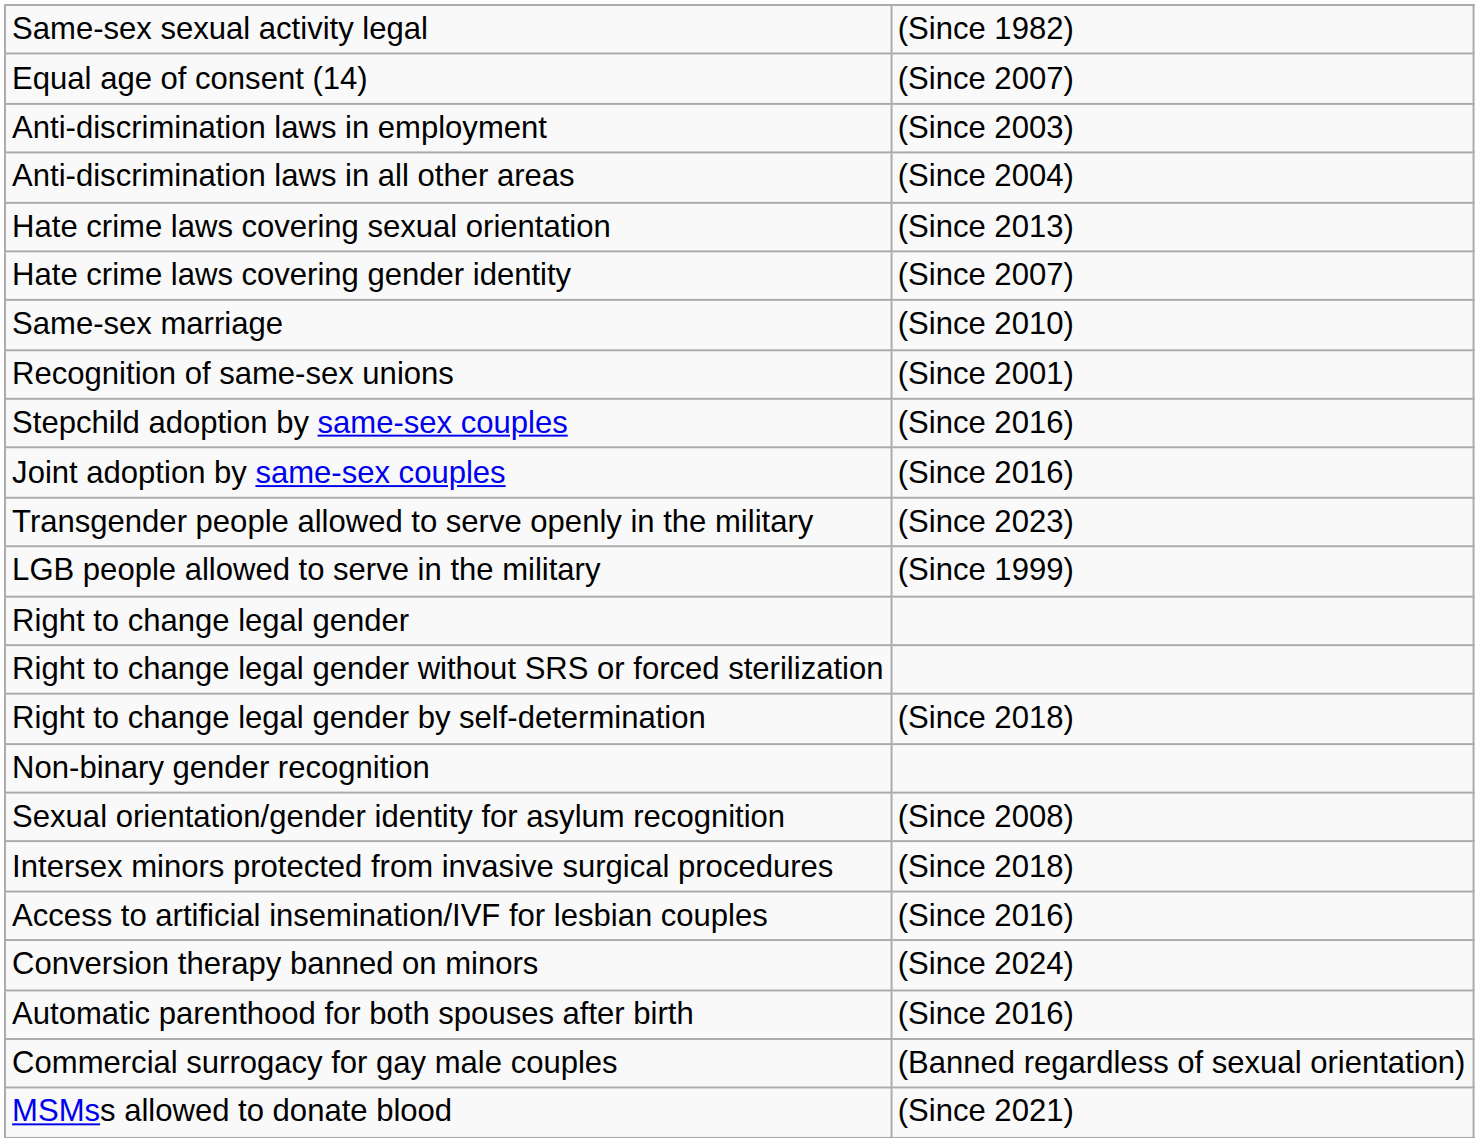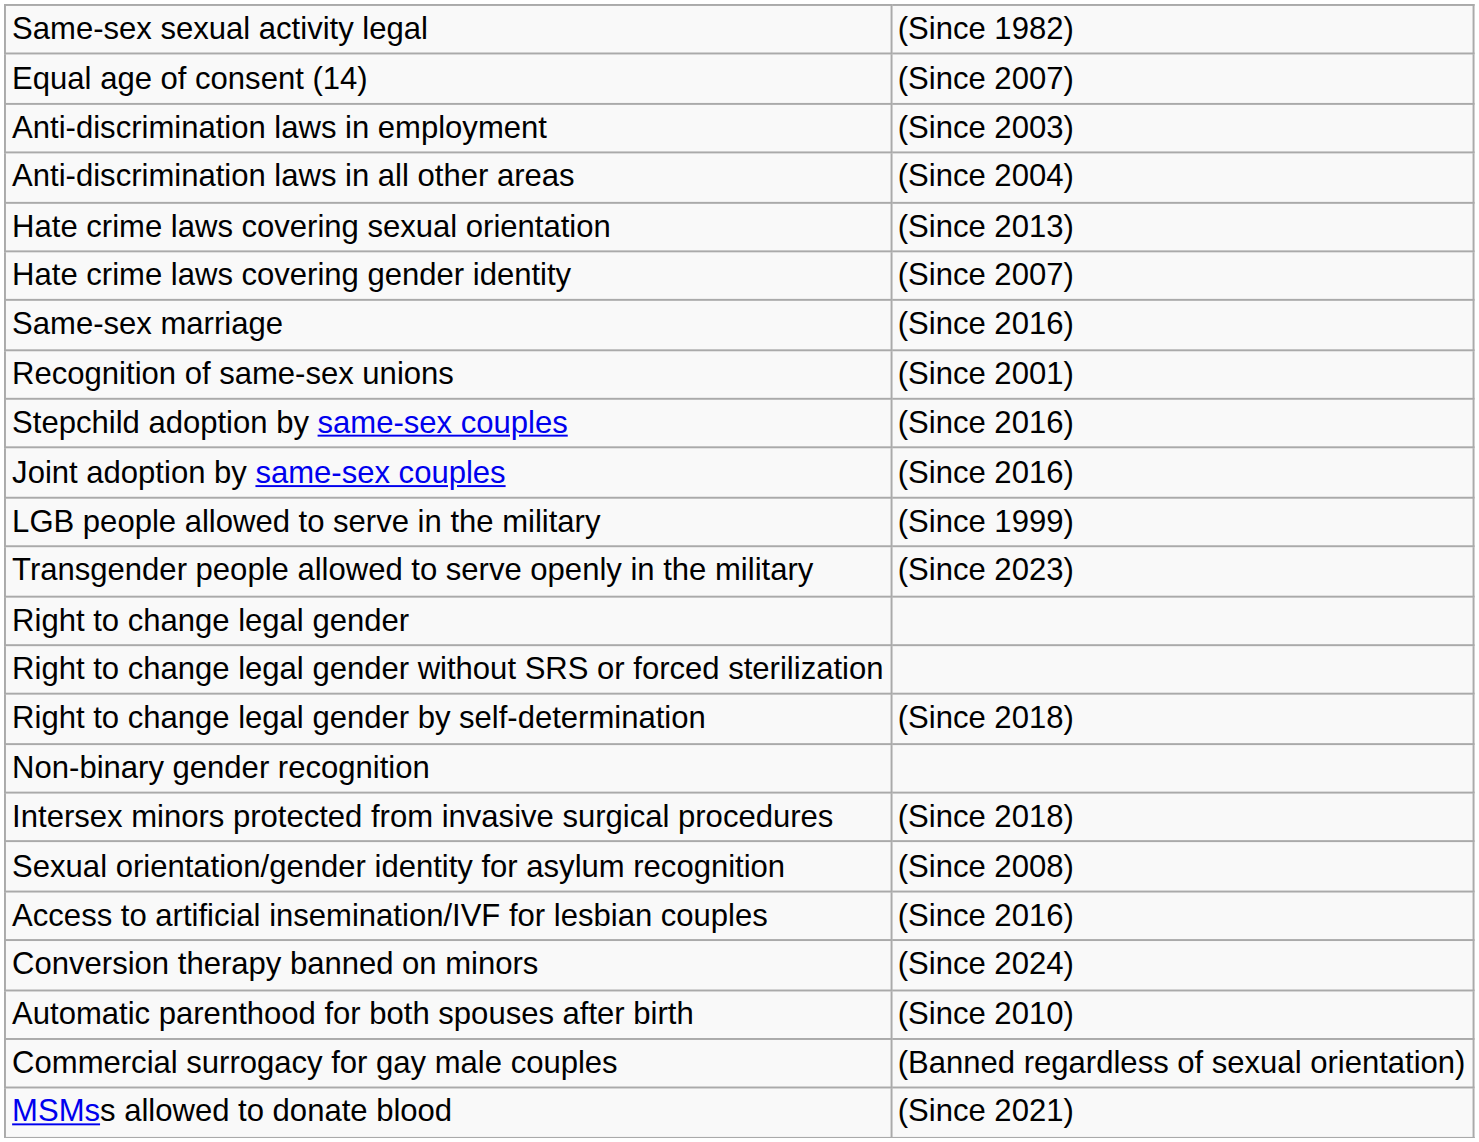(986, 324) (Since 2010) -> (986, 324) (Since 2016)
rows swapped: (306, 570) <-> (413, 521)
rows swapped: (423, 865) <-> (399, 816)
(986, 1013) (Since 2016) -> (986, 1013) (Since 2010)
